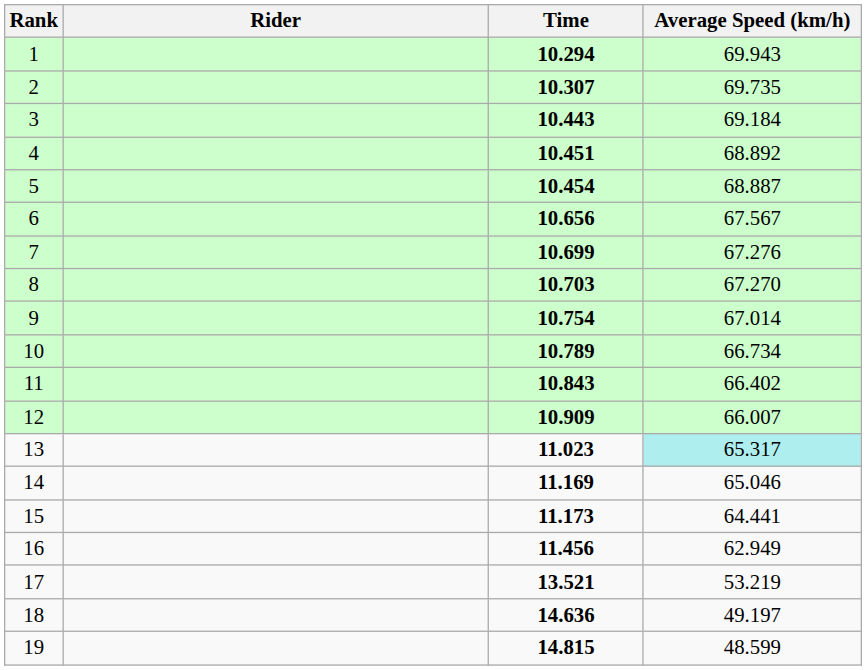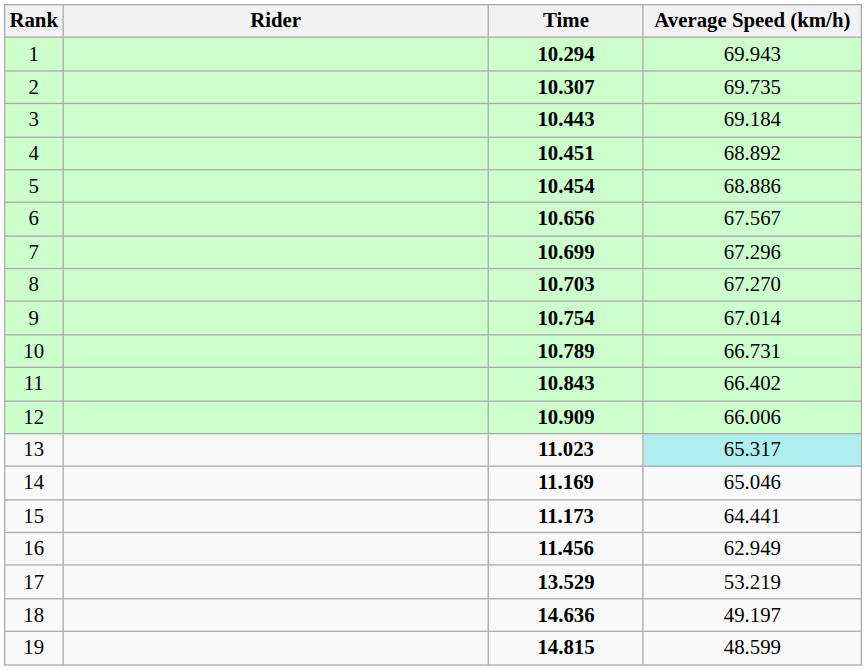(752, 185) 68.887 -> (752, 185) 68.886
(752, 251) 67.276 -> (752, 251) 67.296
(752, 350) 66.734 -> (752, 350) 66.731
(752, 416) 66.007 -> (752, 416) 66.006
(566, 581) 13.521 -> (566, 581) 13.529
